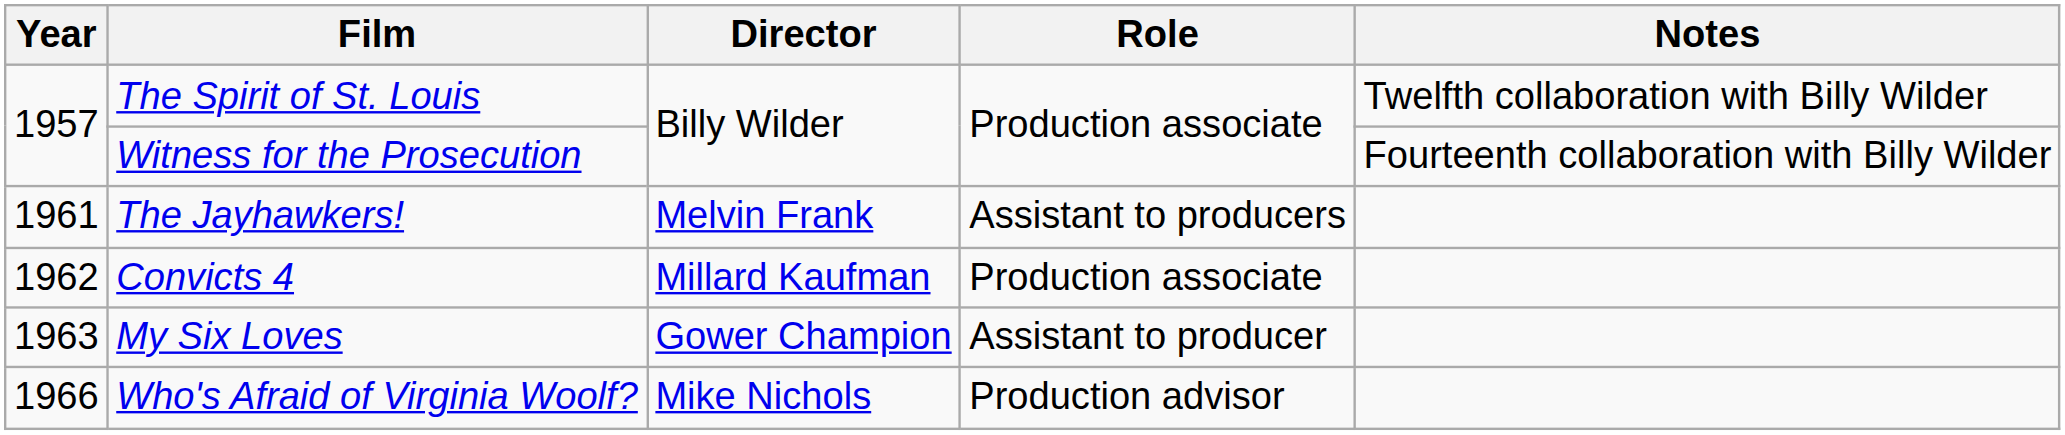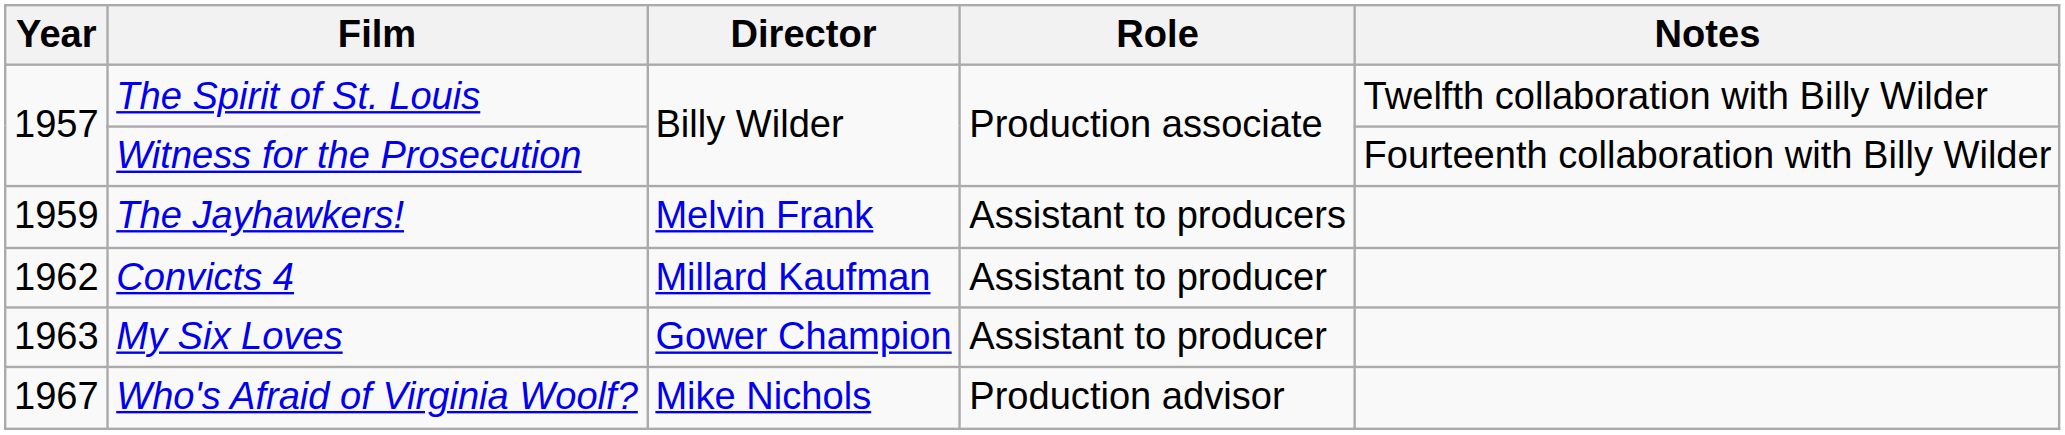(56, 215) 1961 -> (56, 215) 1959
(1146, 276) Production associate -> (1148, 276) Assistant to producer
(56, 397) 1966 -> (56, 397) 1967
